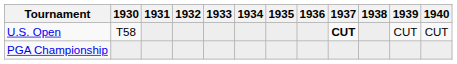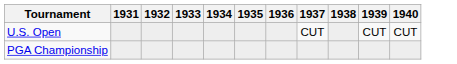- column: (126, 14)
(343, 32) bold -> (312, 32) normal
